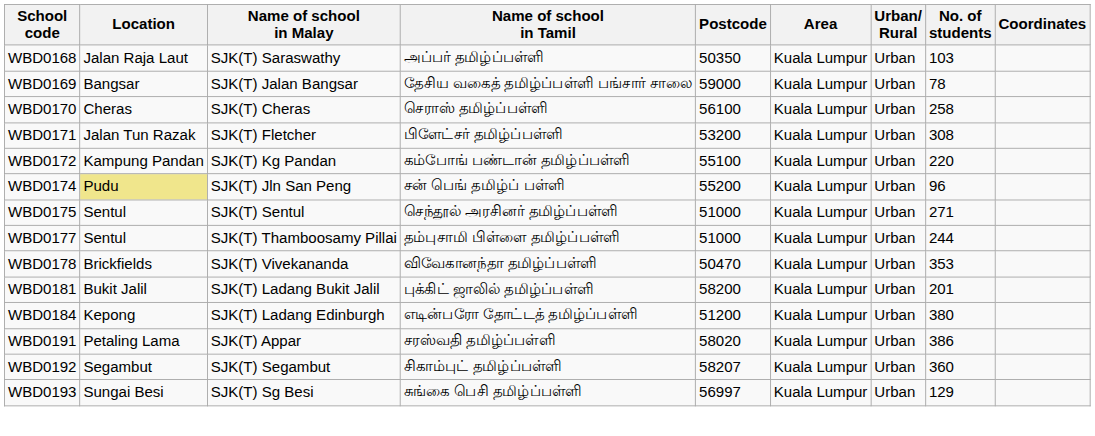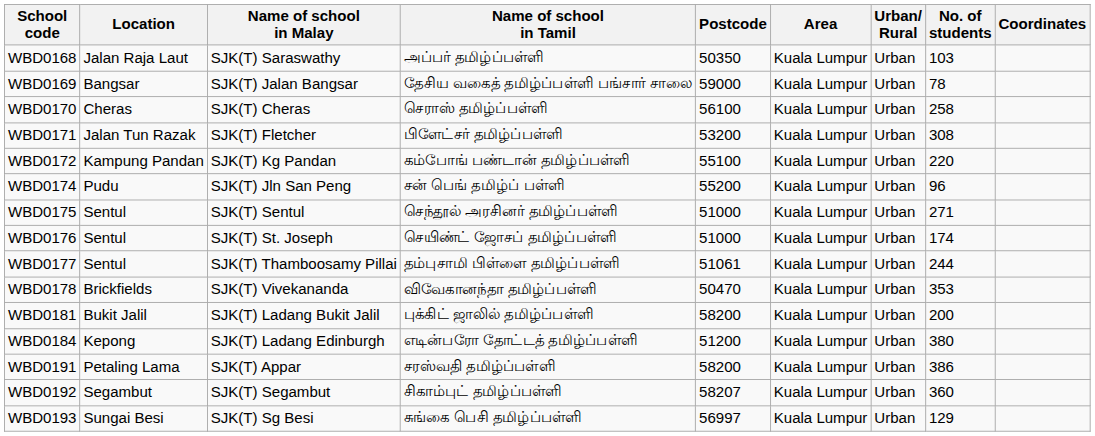(101, 186) khaki background -> (101, 186) no background
+ row: (42, 238)
(720, 238) 51000 -> (720, 263) 51061
(941, 289) 201 -> (941, 315) 200
(720, 341) 58020 -> (720, 366) 58200
